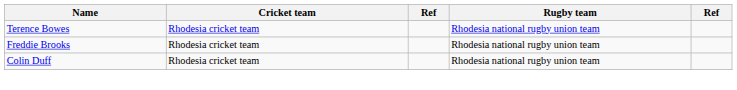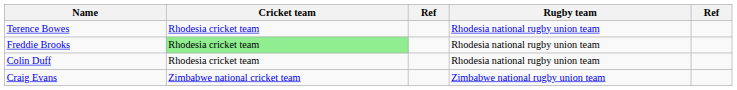(214, 45) no background -> (214, 45) lightgreen background
+ row: (32, 77)
